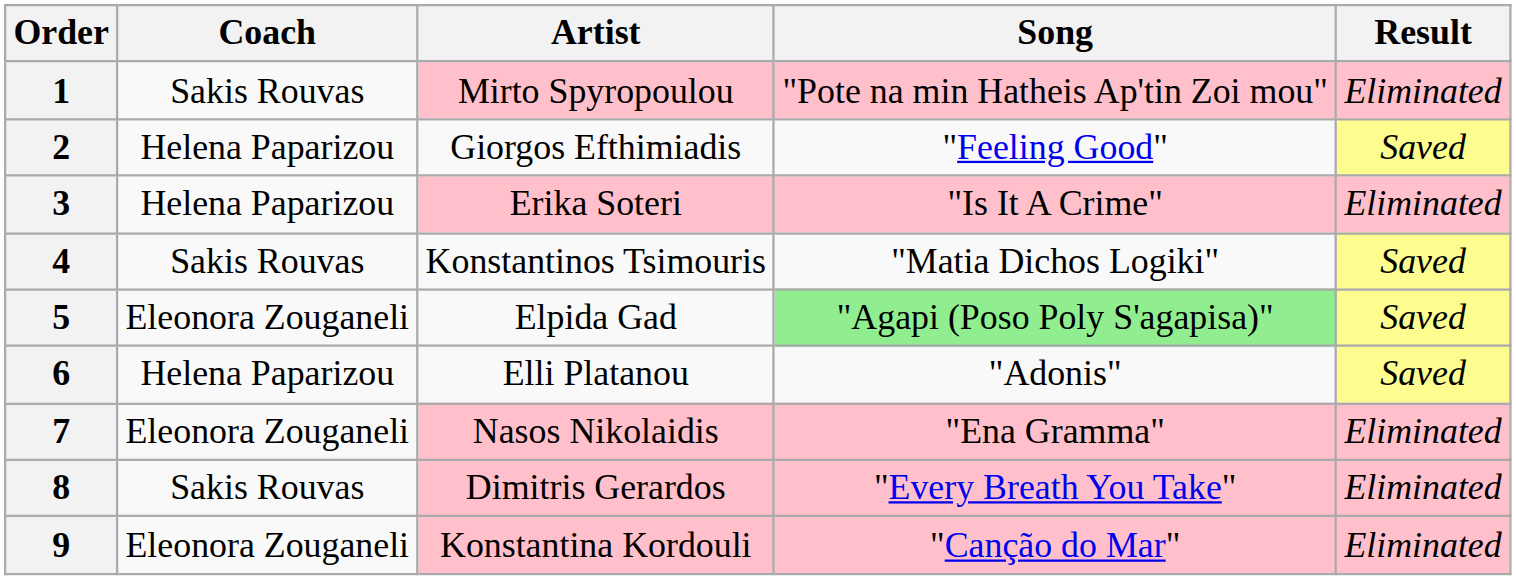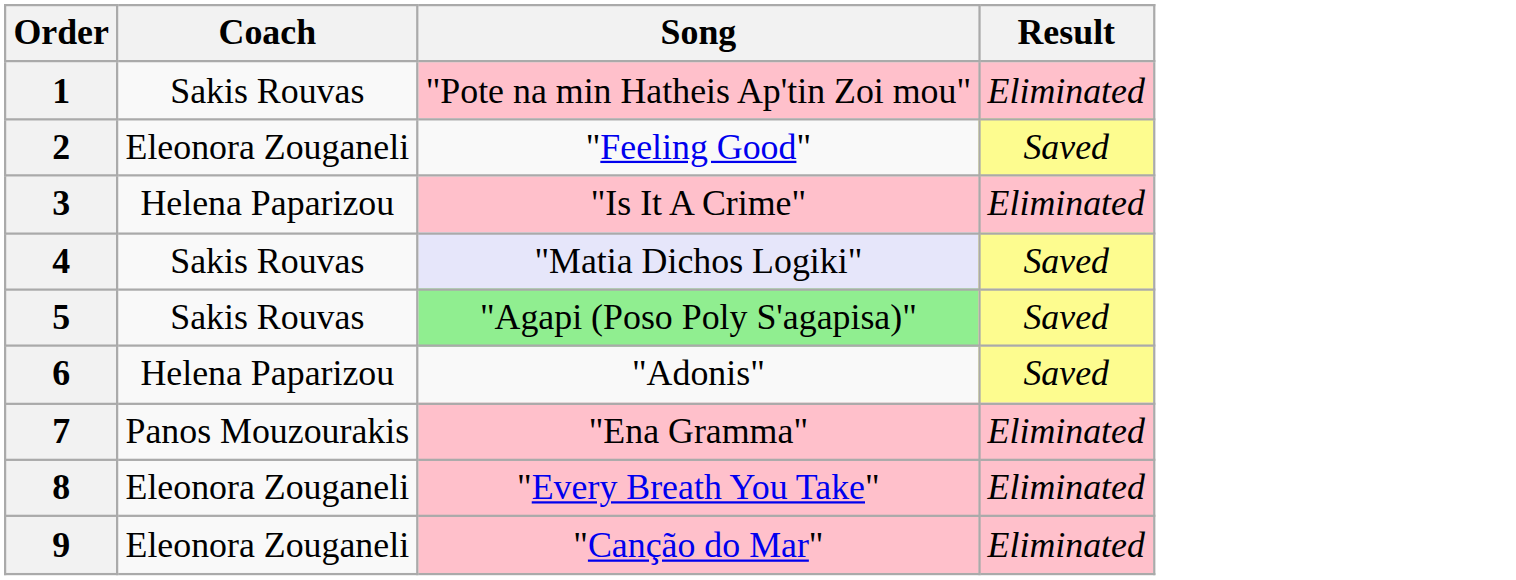- column: (596, 32)
(267, 146) Helena Paparizou -> (267, 146) Eleonora Zouganeli
(1055, 260) no background -> (698, 260) lavender background
(267, 317) Eleonora Zouganeli -> (267, 317) Sakis Rouvas
(267, 430) Eleonora Zouganeli -> (267, 430) Panos Mouzourakis
(267, 487) Sakis Rouvas -> (267, 487) Eleonora Zouganeli
